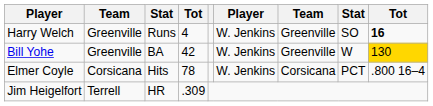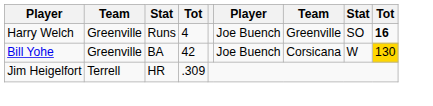(246, 33) W. Jenkins -> (248, 33) Joe Buench
(246, 52) W. Jenkins -> (248, 52) Joe Buench
(308, 52) Greenville -> (314, 52) Corsicana
- row: (40, 71)
